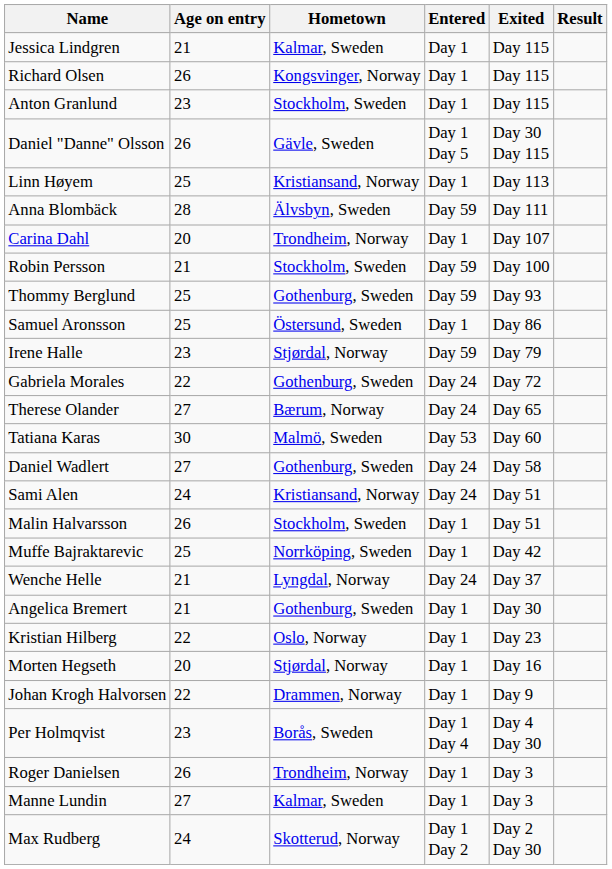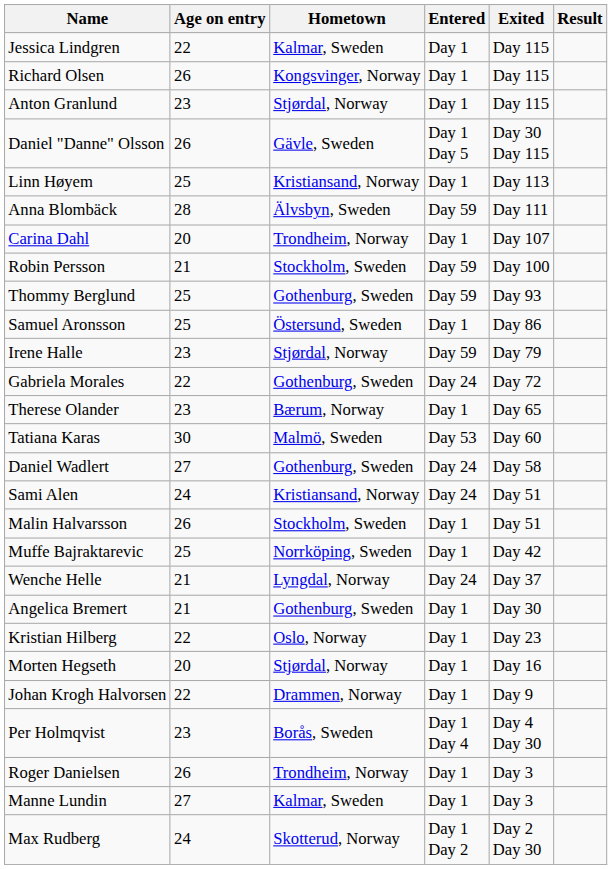(182, 47) 21 -> (182, 47) 22
(340, 104) Stockholm, Sweden -> (331, 104) Stjørdal, Norway
(182, 409) 27 -> (182, 409) 23
(452, 409) Day 24 -> (448, 409) Day 1
